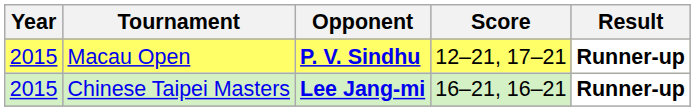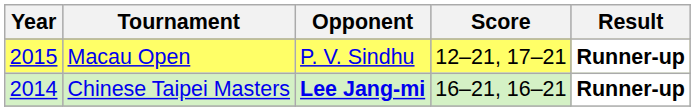(360, 56) bold -> (357, 56) normal
(34, 90) 2015 -> (34, 90) 2014
